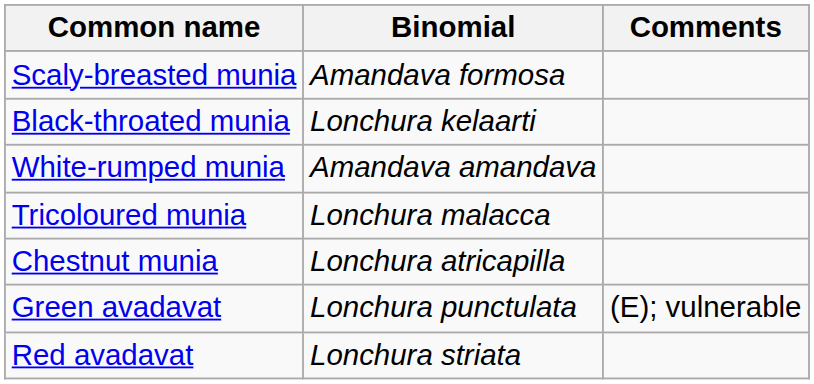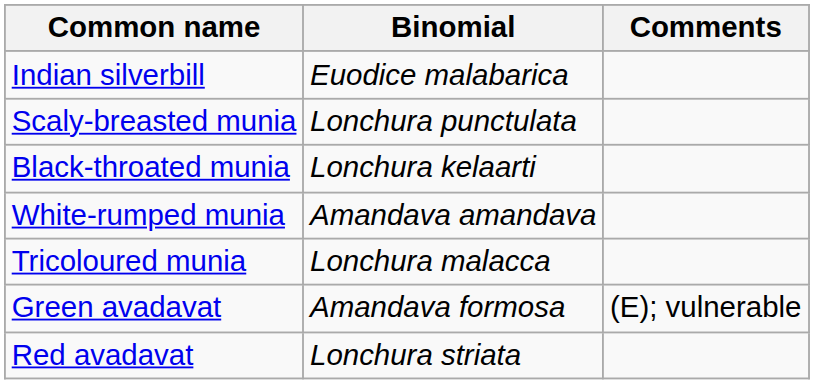+ row: (108, 74)
(438, 74) Amandava formosa -> (443, 121) Lonchura punctulata
- row: (115, 261)
(443, 307) Lonchura punctulata -> (438, 307) Amandava formosa
